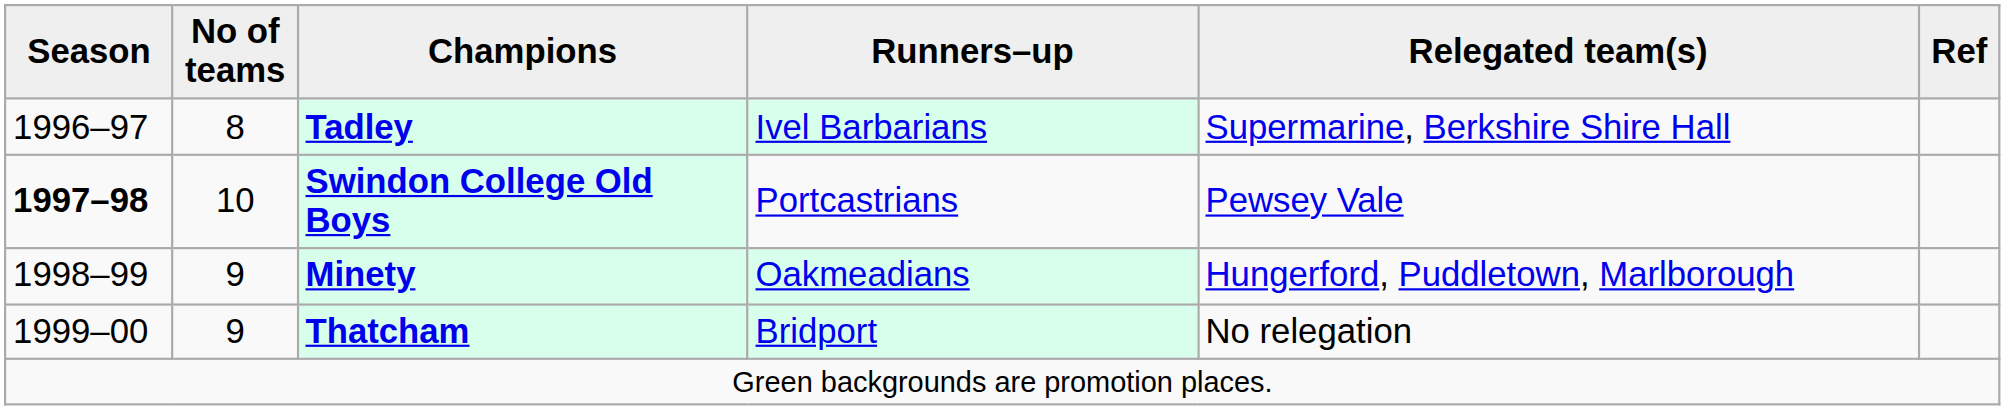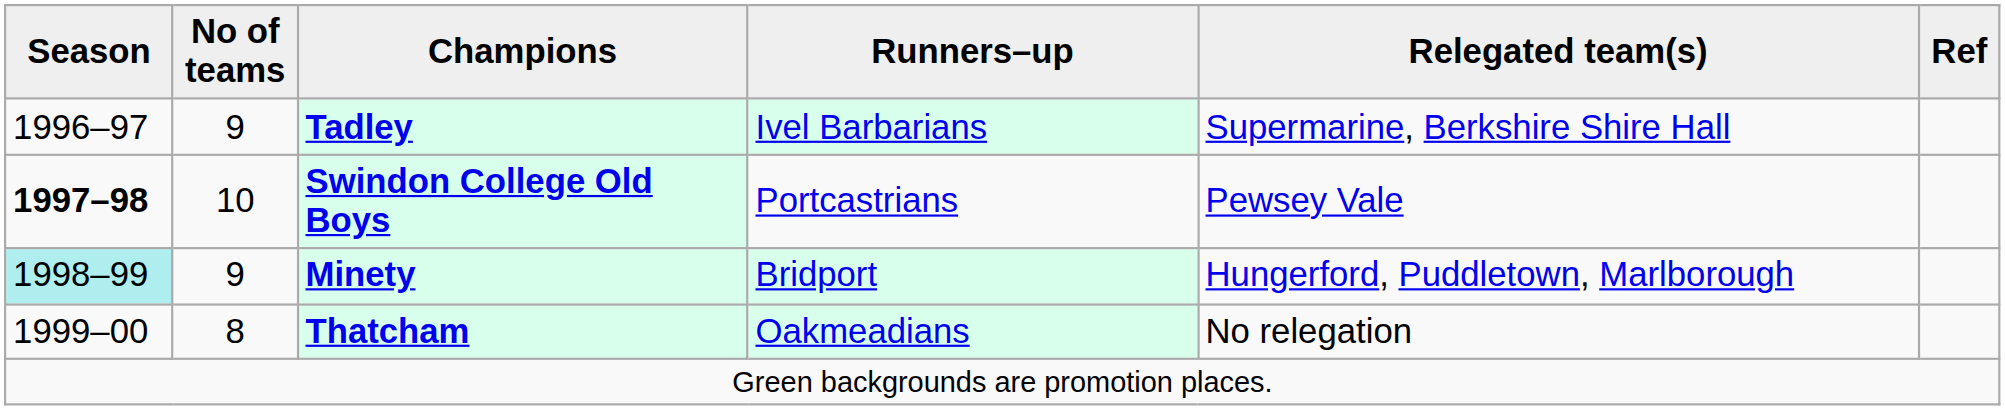(235, 126) 8 -> (235, 126) 9
(81, 275) no background -> (81, 275) paleturquoise background
(863, 275) Oakmeadians -> (816, 275) Bridport
(235, 330) 9 -> (235, 330) 8
(816, 330) Bridport -> (863, 330) Oakmeadians
